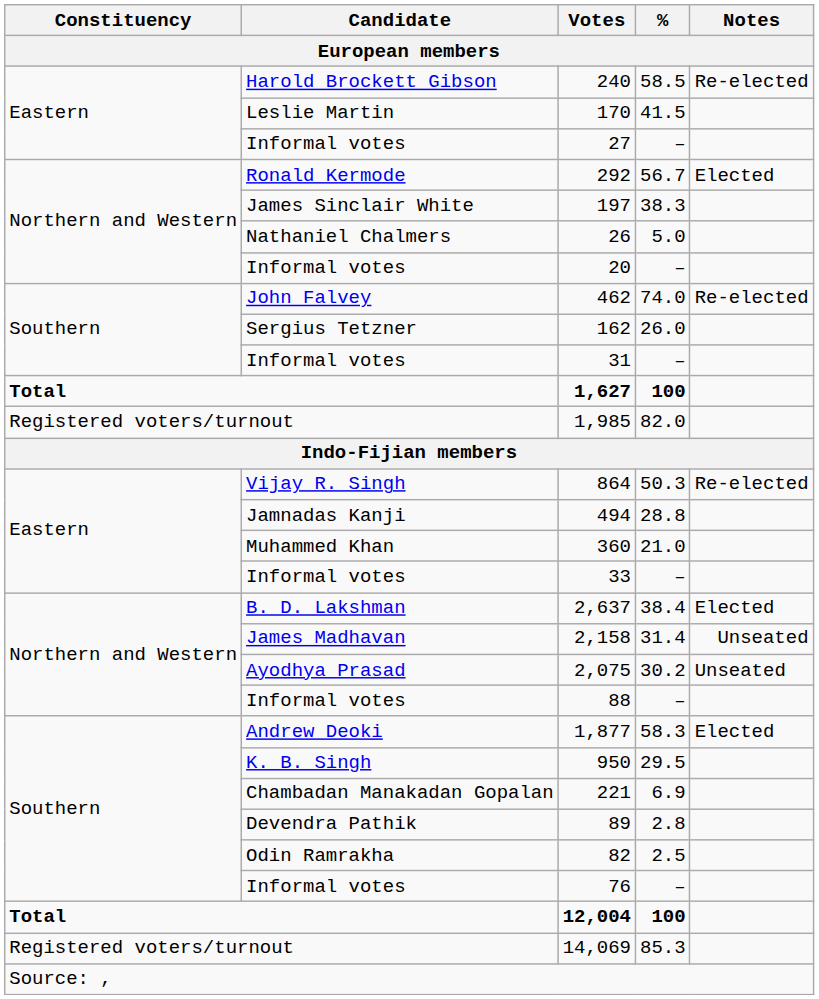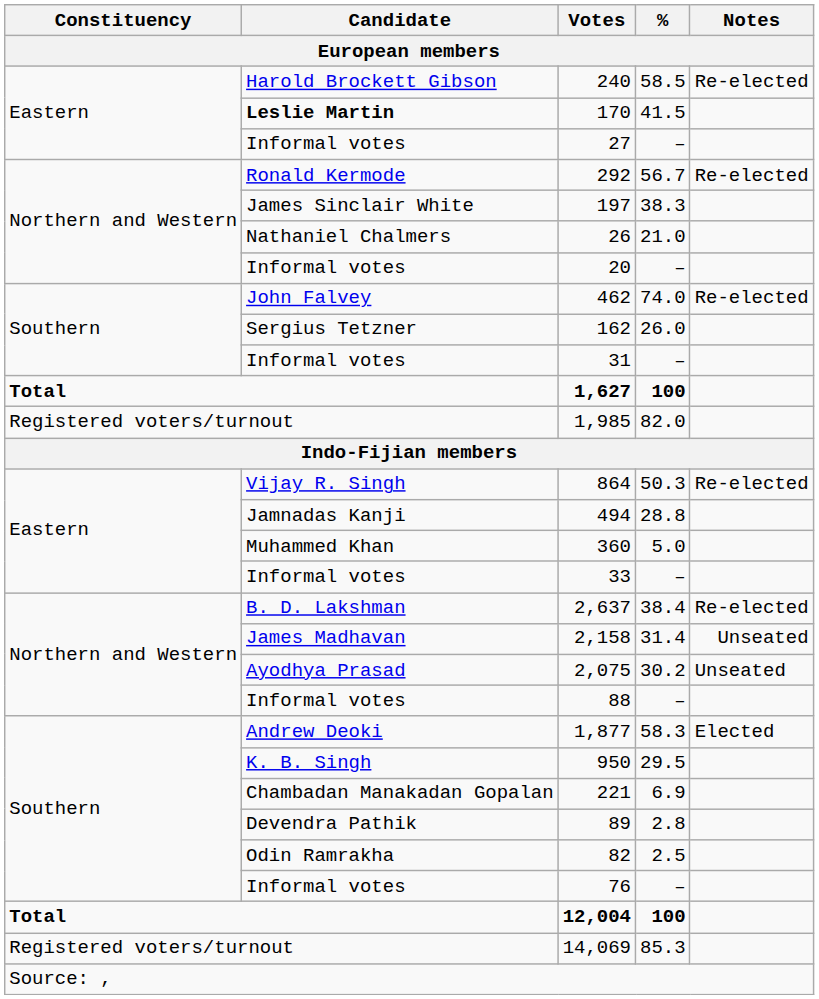(320, 113) normal -> (320, 113) bold
(735, 175) Elected -> (752, 175) Re-elected
(669, 237) 5.0 -> (663, 237) 21.0
(663, 546) 21.0 -> (669, 546) 5.0
(735, 608) Elected -> (752, 608) Re-elected
